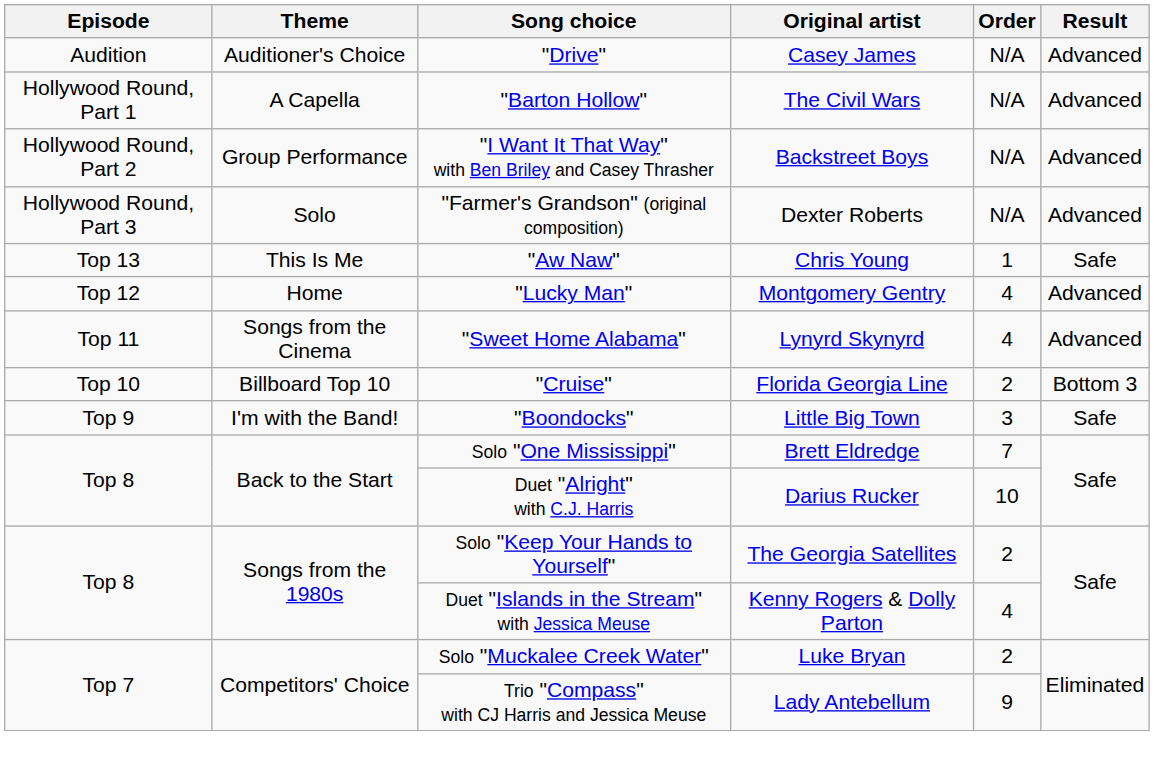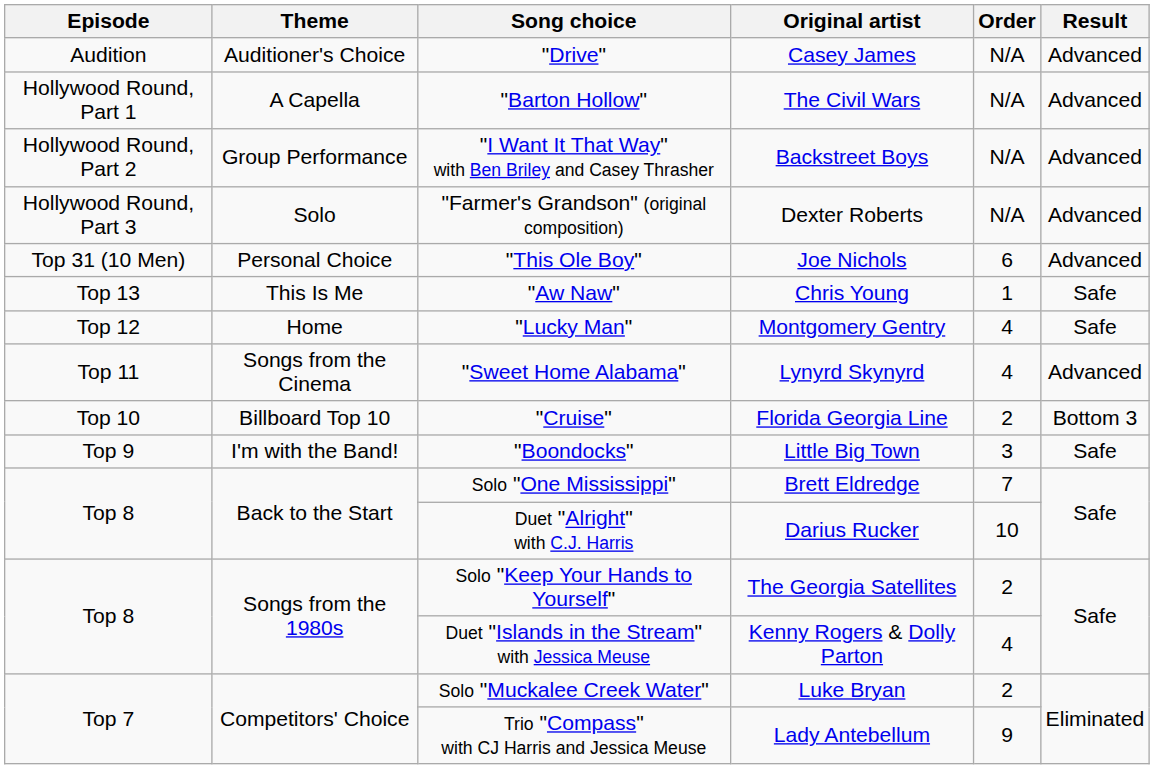+ row: (574, 260)
(1095, 293) Advanced -> (1095, 326) Safe
